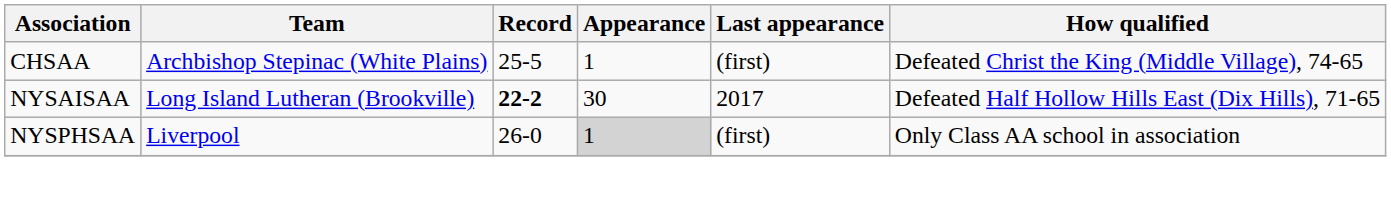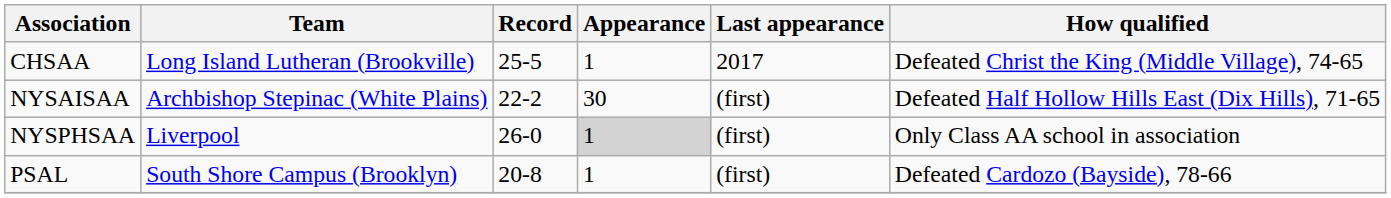(317, 60) Archbishop Stepinac (White Plains) -> (310, 60) Long Island Lutheran (Brookville)
(743, 60) (first) -> (740, 60) 2017
(310, 98) Long Island Lutheran (Brookville) -> (317, 98) Archbishop Stepinac (White Plains)
(520, 98) bold -> (520, 98) normal
(740, 98) 2017 -> (743, 98) (first)
+ row: (39, 173)
